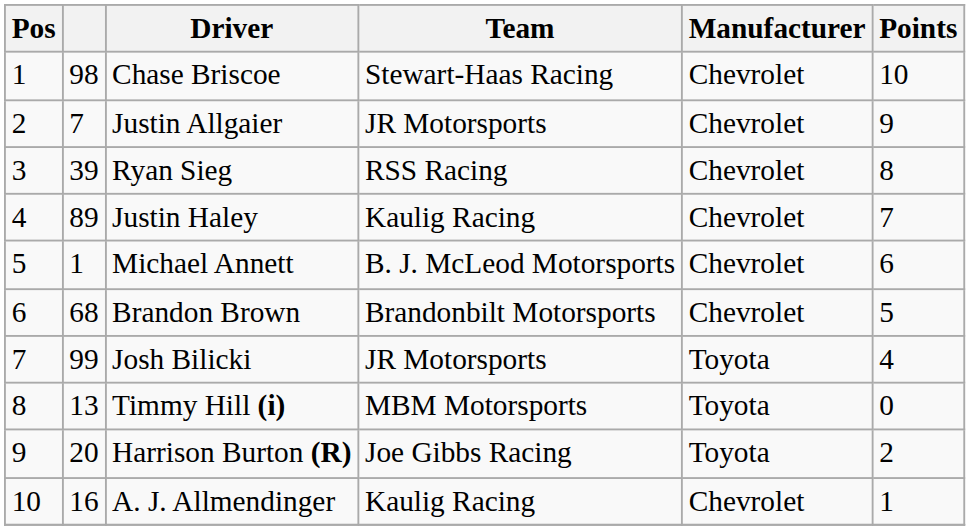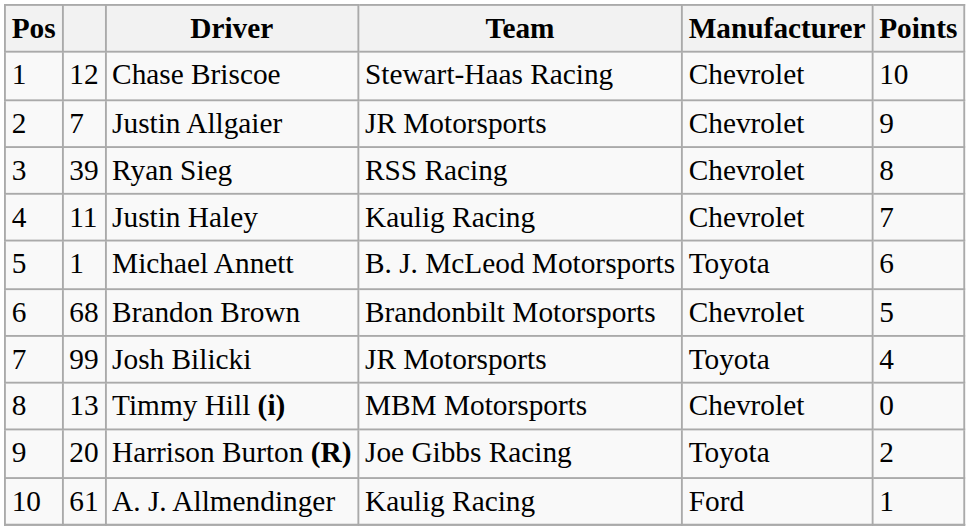(84, 74) 98 -> (84, 74) 12
(84, 216) 89 -> (83, 216) 11
(747, 263) Chevrolet -> (729, 263) Toyota
(729, 405) Toyota -> (747, 405) Chevrolet
(84, 499) 16 -> (84, 499) 61
(747, 499) Chevrolet -> (716, 499) Ford
